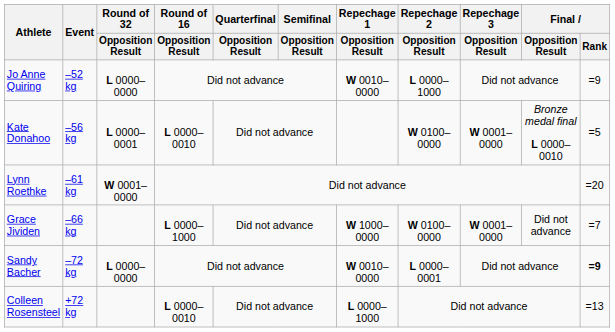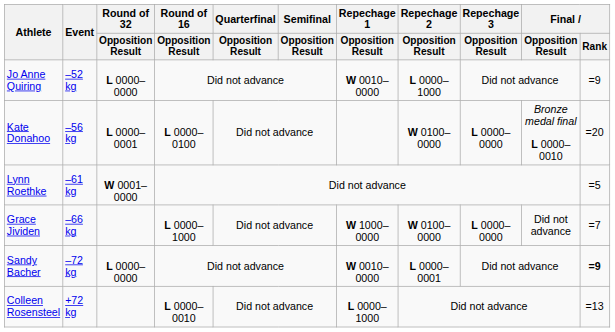(184, 139) L 0000–0010 -> (184, 139) L 0000–0100
(491, 139) W 0001–0000 -> (491, 139) L 0000–0000
(595, 133) =5 -> (595, 133) =20
(595, 185) =20 -> (595, 185) =5
(491, 232) W 0001–0000 -> (491, 232) L 0000–0000
